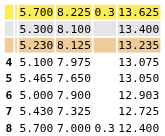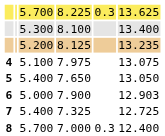(36, 45) 5.230 -> (36, 45) 5.200
(36, 78) 5.465 -> (36, 78) 5.400
(36, 111) 5.430 -> (36, 111) 5.400
